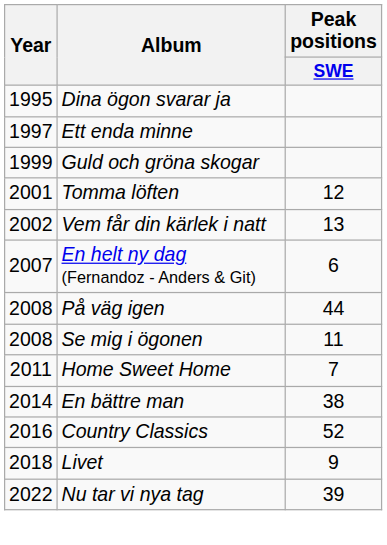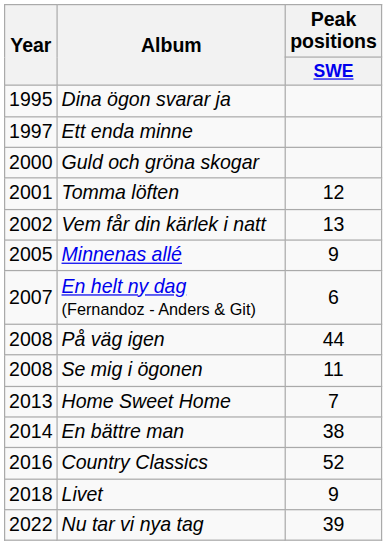(31, 162) 1999 -> (31, 162) 2000
+ row: (122, 255)
(31, 370) 2011 -> (31, 401) 2013
